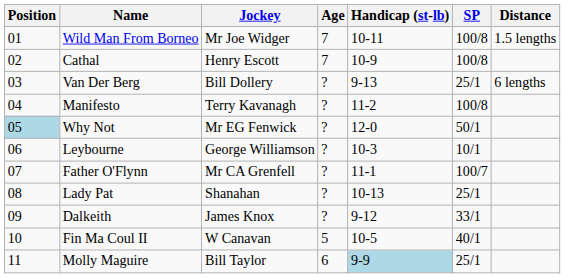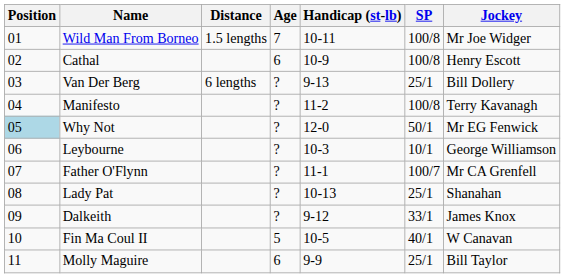columns swapped: (260, 15) <-> (525, 15)
(325, 60) 7 -> (277, 60) 6
(361, 261) lightblue background -> (313, 261) no background
